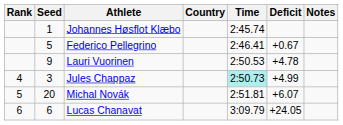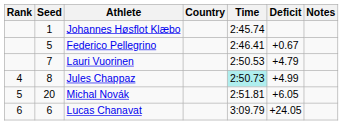(49, 62) 9 -> (49, 62) 7
(285, 62) +4.78 -> (285, 62) +4.79
(49, 78) 3 -> (49, 78) 8
(285, 95) +6.07 -> (285, 95) +6.05
